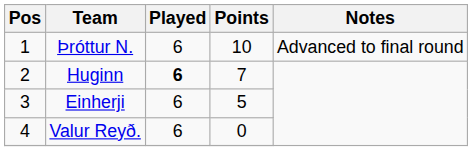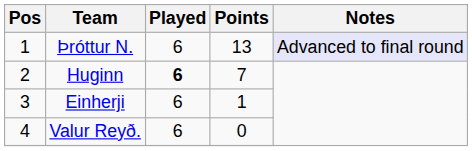(242, 46) 10 -> (242, 46) 13
(370, 46) no background -> (370, 46) lavender background
(242, 103) 5 -> (242, 103) 1
